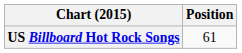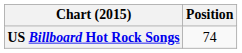(210, 37) 61 -> (210, 37) 74
